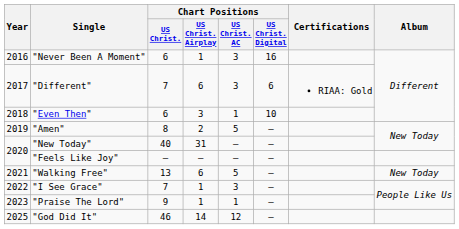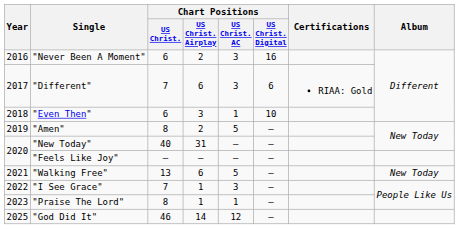(201, 57) 1 -> (201, 57) 2
(165, 202) 9 -> (165, 202) 8
